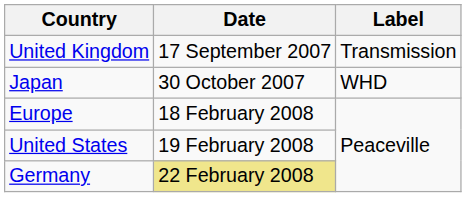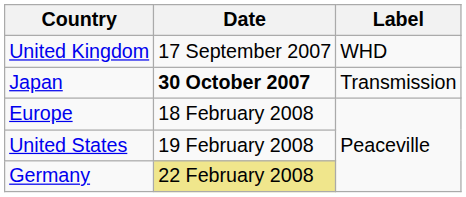(398, 51) Transmission -> (364, 51) WHD
(232, 82) normal -> (234, 82) bold
(364, 82) WHD -> (398, 82) Transmission
